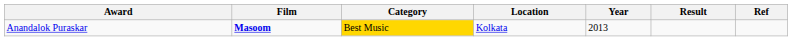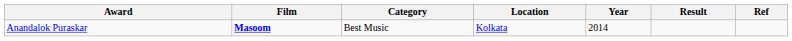(366, 28) gold background -> (366, 28) no background
(598, 28) 2013 -> (598, 28) 2014
